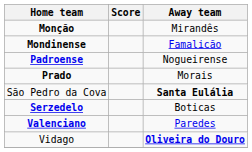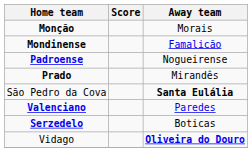(195, 28) Mirandês -> (195, 28) Morais
(195, 76) Morais -> (195, 76) Mirandês
rows swapped: (57, 108) <-> (57, 124)
